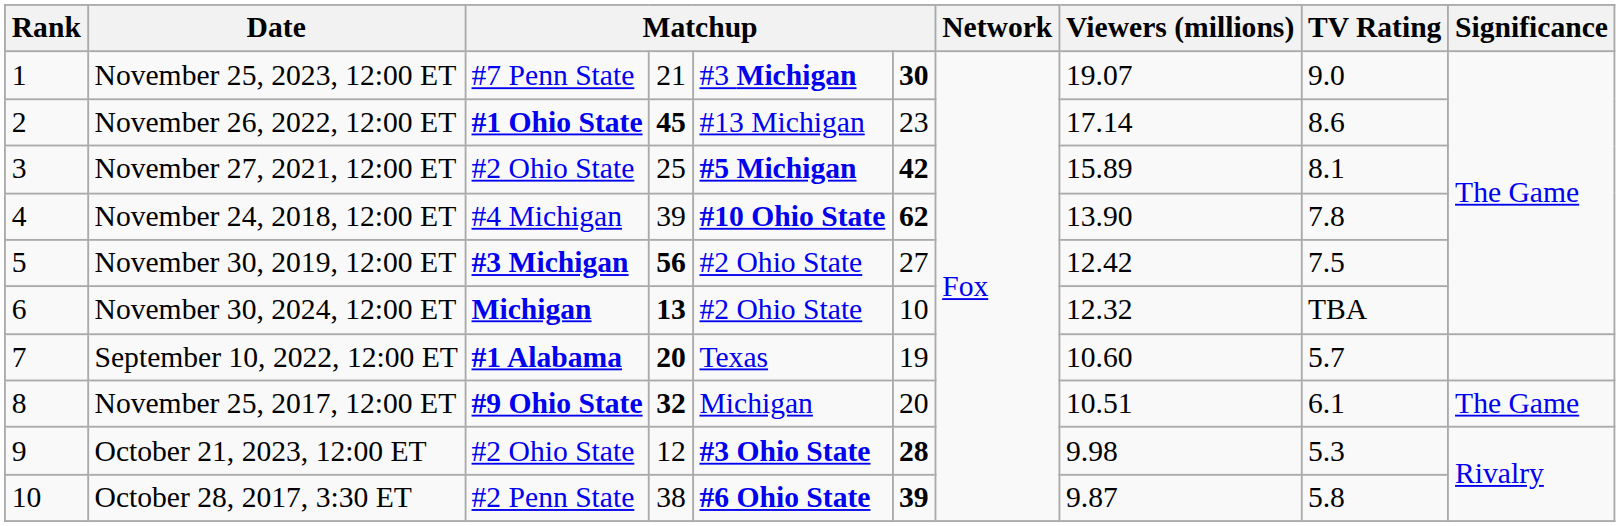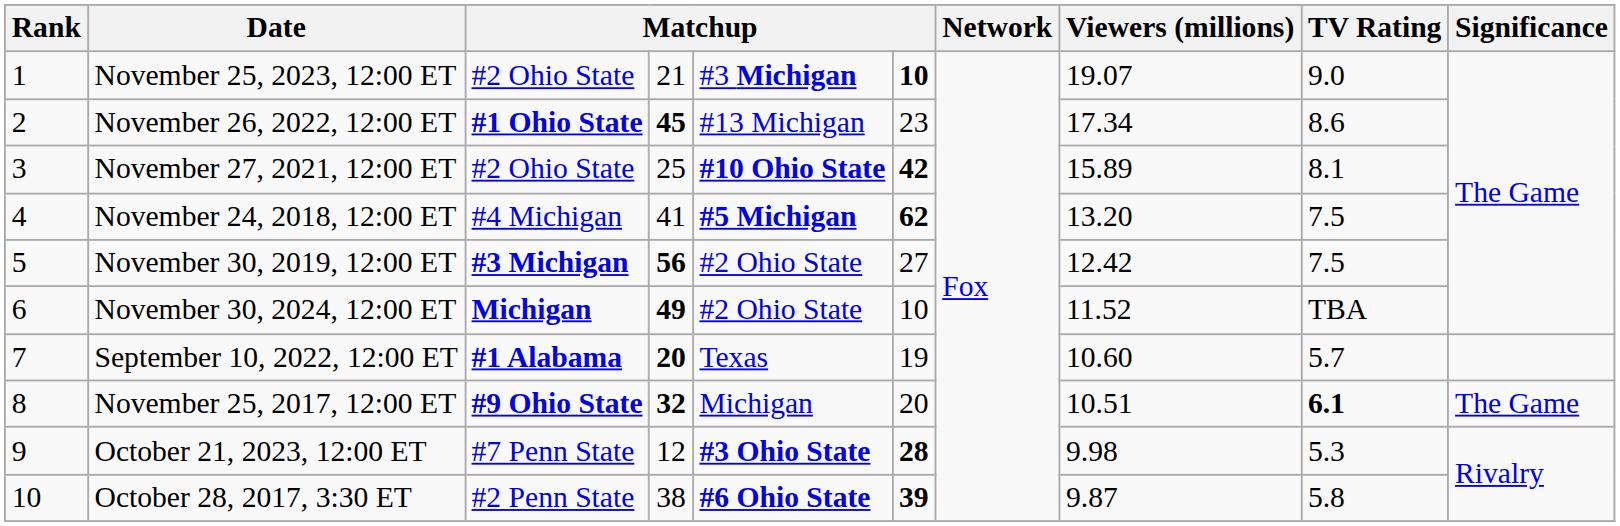(553, 74) #7 Penn State -> (553, 74) #2 Ohio State
(914, 74) 30 -> (914, 74) 10
(1099, 121) 17.14 -> (1099, 121) 17.34
(778, 168) #5 Michigan -> (792, 168) #10 Ohio State
(671, 215) 39 -> (671, 215) 41
(792, 215) #10 Ohio State -> (778, 215) #5 Michigan
(1099, 215) 13.90 -> (1099, 215) 13.20
(1326, 215) 7.8 -> (1326, 215) 7.5
(671, 309) 13 -> (671, 309) 49
(1099, 309) 12.32 -> (1099, 309) 11.52
(1326, 403) normal -> (1326, 403) bold
(553, 450) #2 Ohio State -> (553, 450) #7 Penn State
